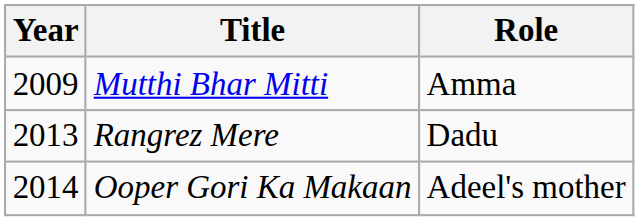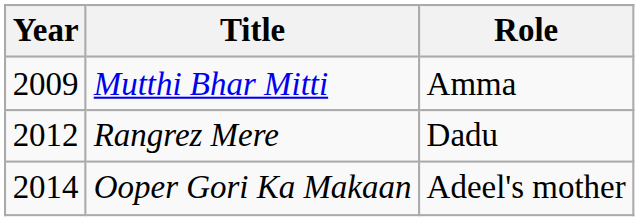(46, 135) 2013 -> (46, 135) 2012
